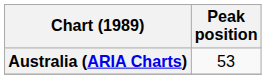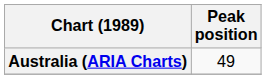(226, 61) 53 -> (226, 61) 49
